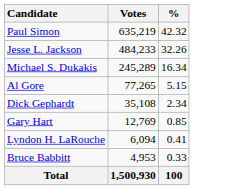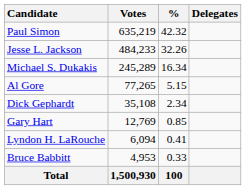+ column: (215, 13)
